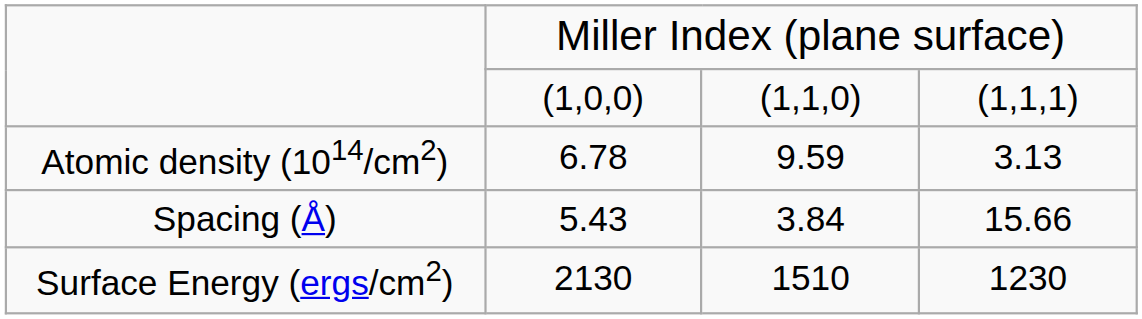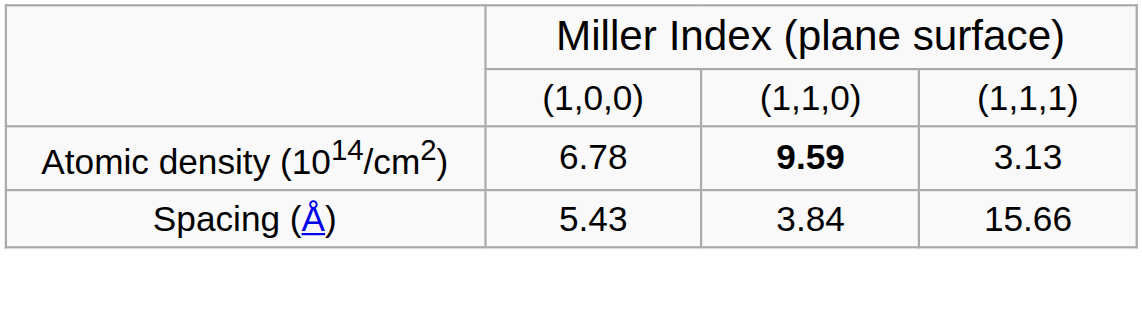(811, 157) normal -> (811, 157) bold
- row: (245, 278)
